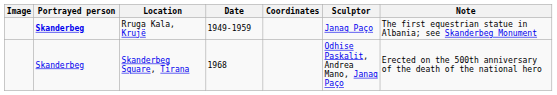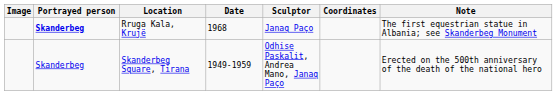columns swapped: (351, 11) <-> (293, 11)
(229, 29) 1949-1959 -> (217, 29) 1968
(217, 65) 1968 -> (229, 65) 1949-1959
